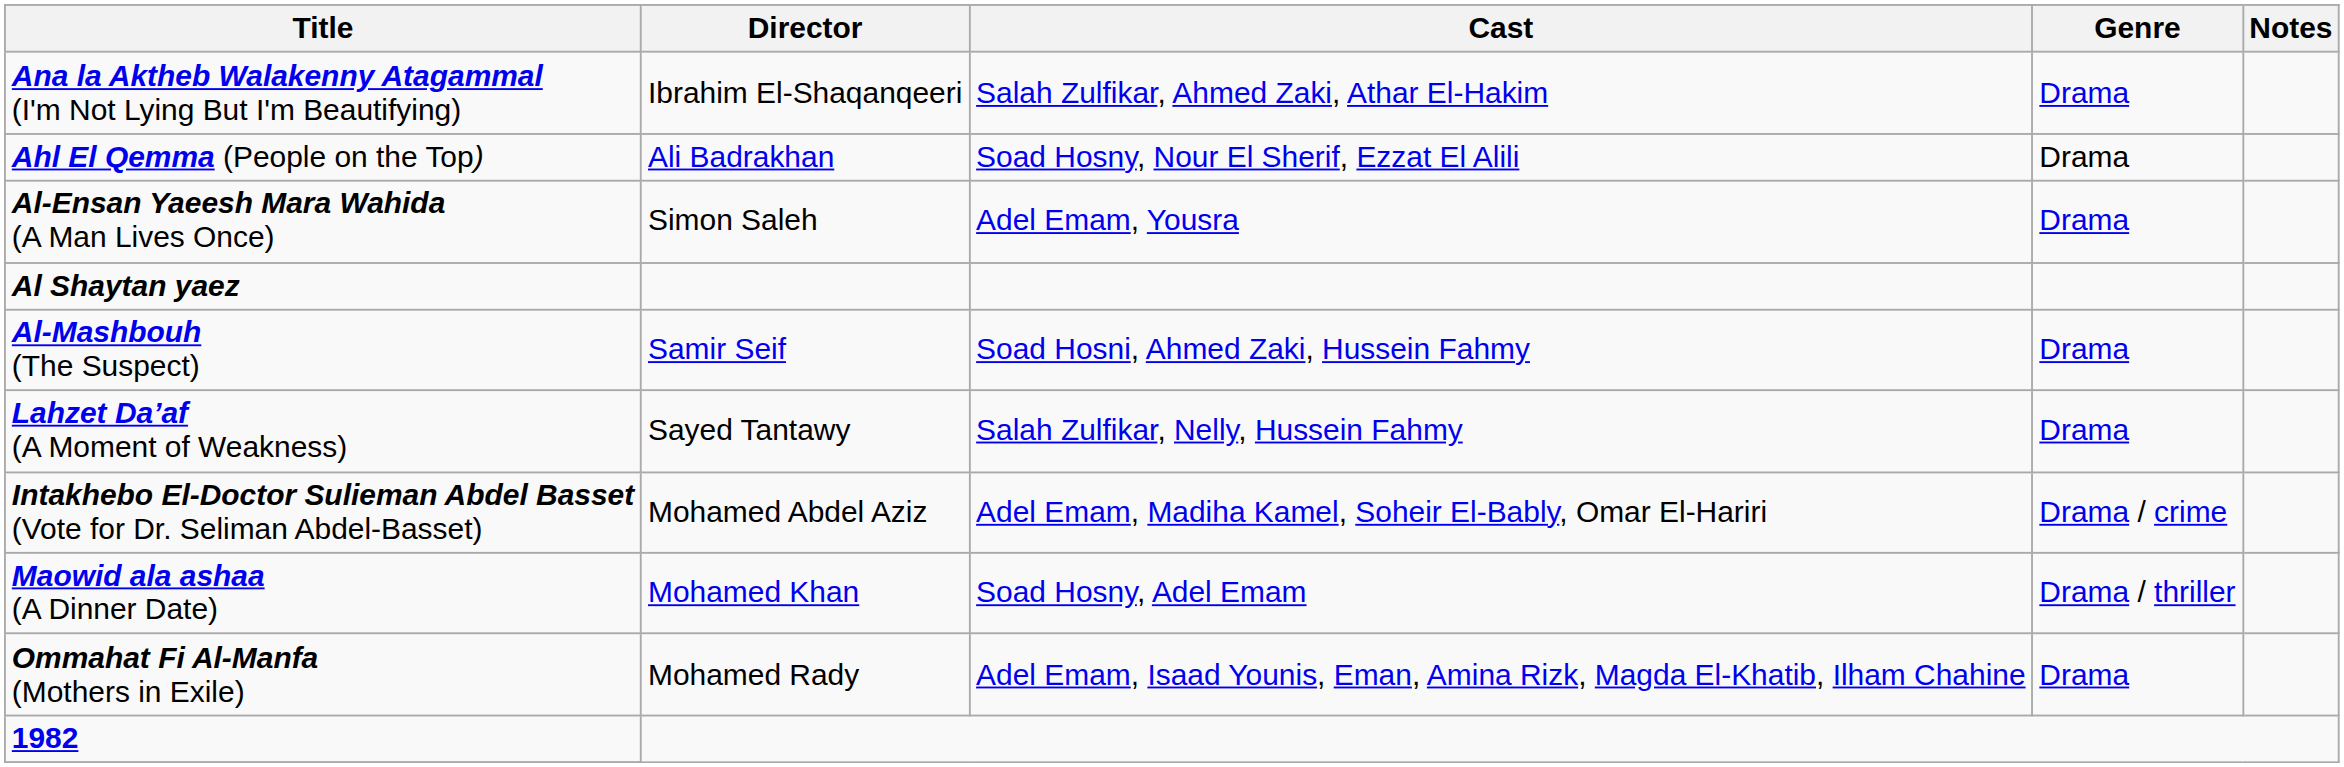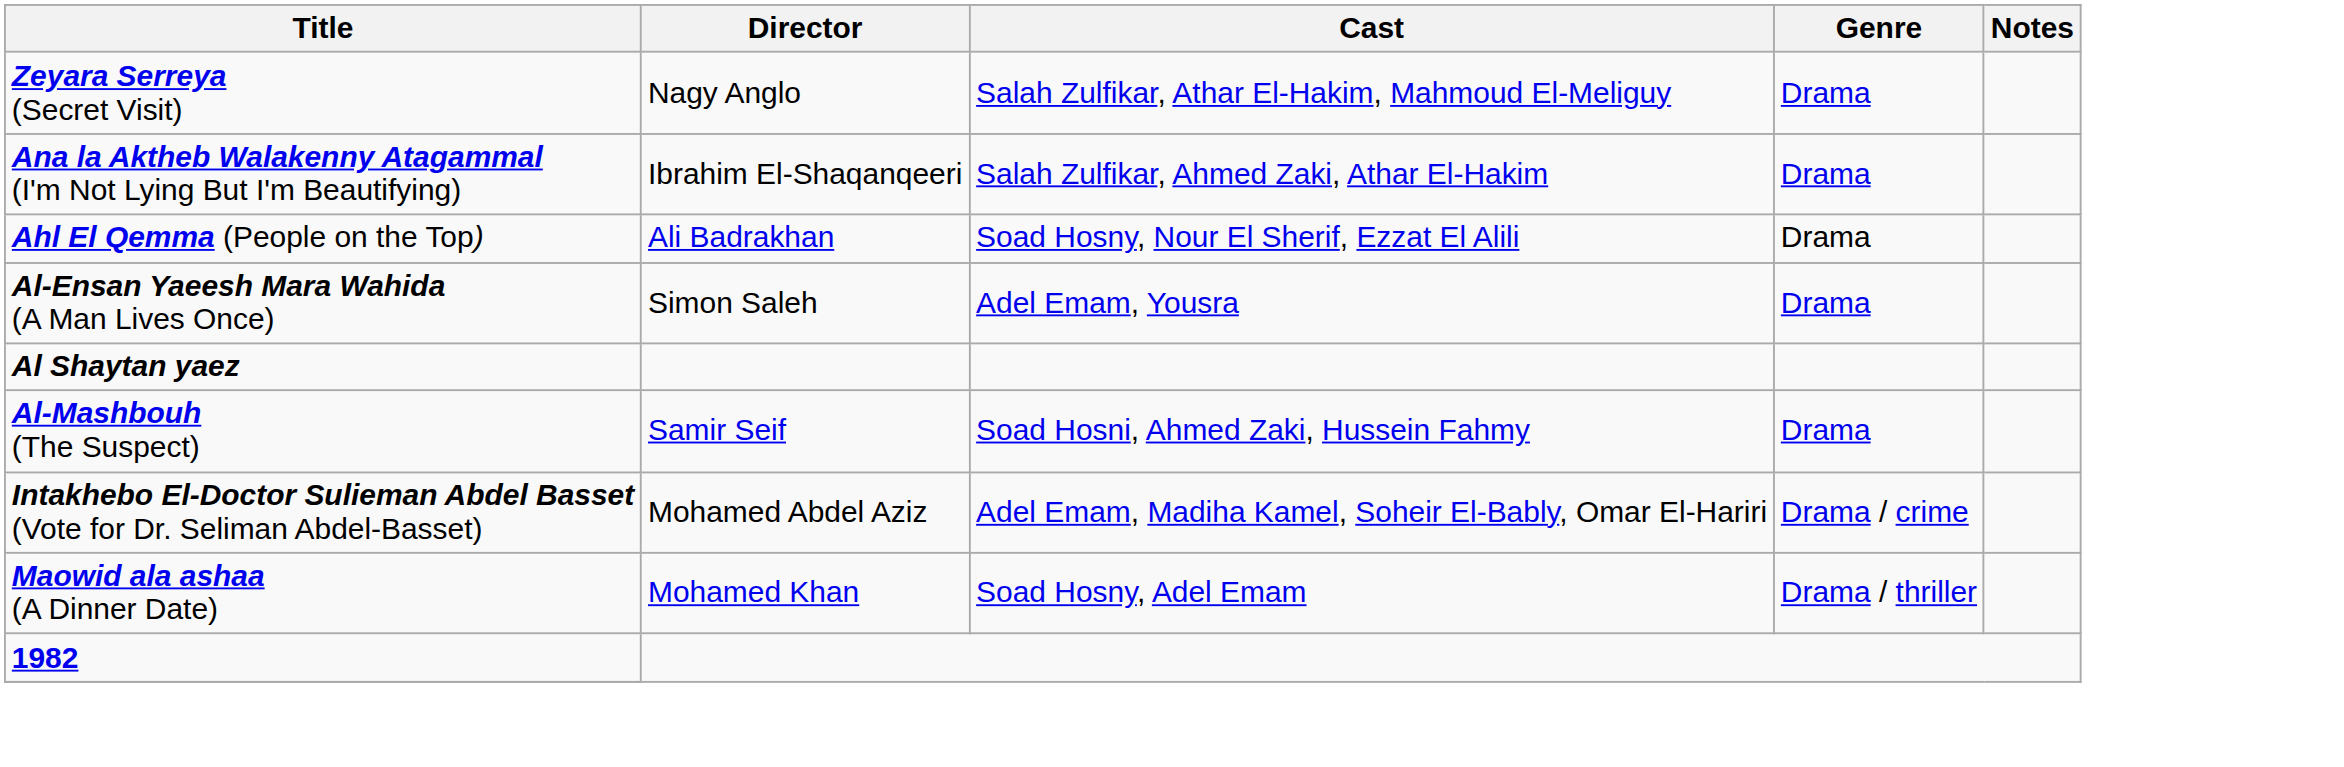+ row: (119, 92)
- row: (180, 430)
- row: (165, 674)
